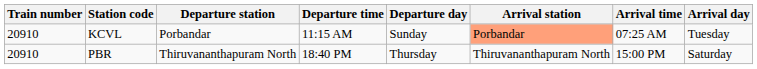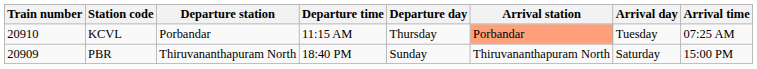columns swapped: (649, 14) <-> (719, 14)
(408, 34) Sunday -> (413, 34) Thursday
(23, 53) 20910 -> (23, 53) 20909
(413, 53) Thursday -> (408, 53) Sunday
